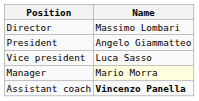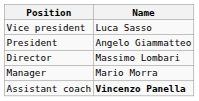rows swapped: (29, 27) <-> (46, 58)
(127, 73) lightyellow background -> (127, 73) no background
